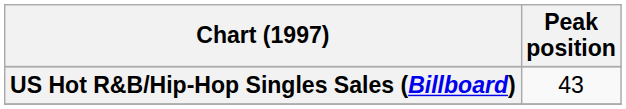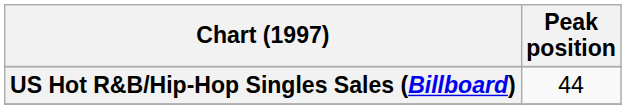(571, 85) 43 -> (571, 85) 44
